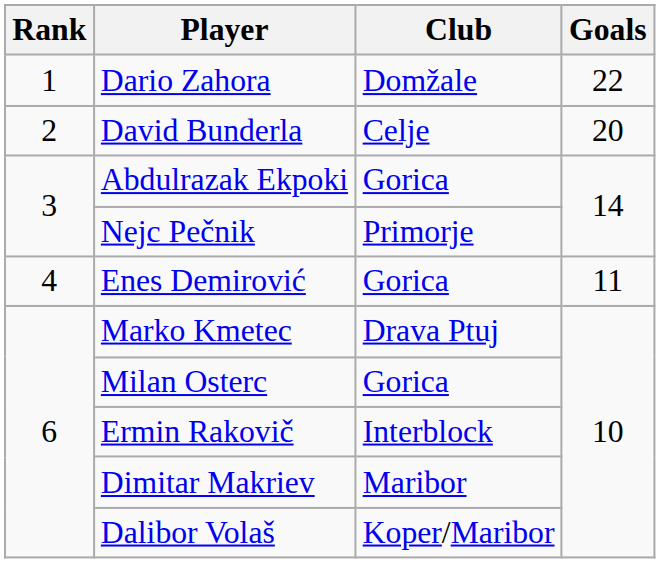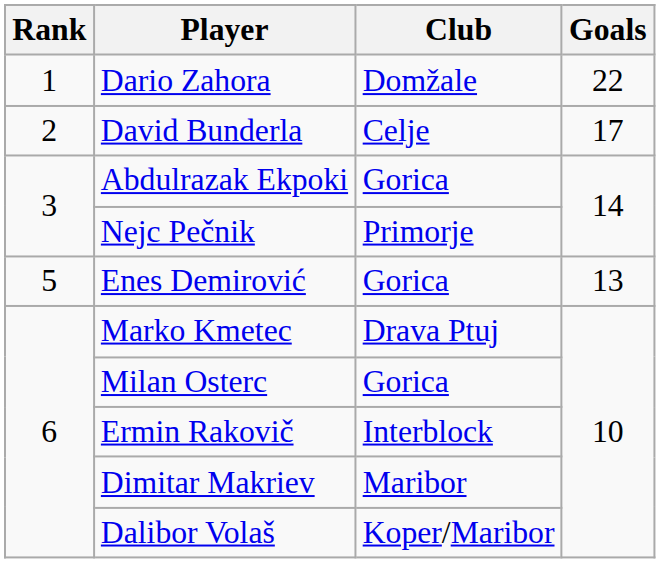(608, 130) 20 -> (608, 130) 17
(49, 280) 4 -> (49, 280) 5
(608, 280) 11 -> (608, 280) 13
